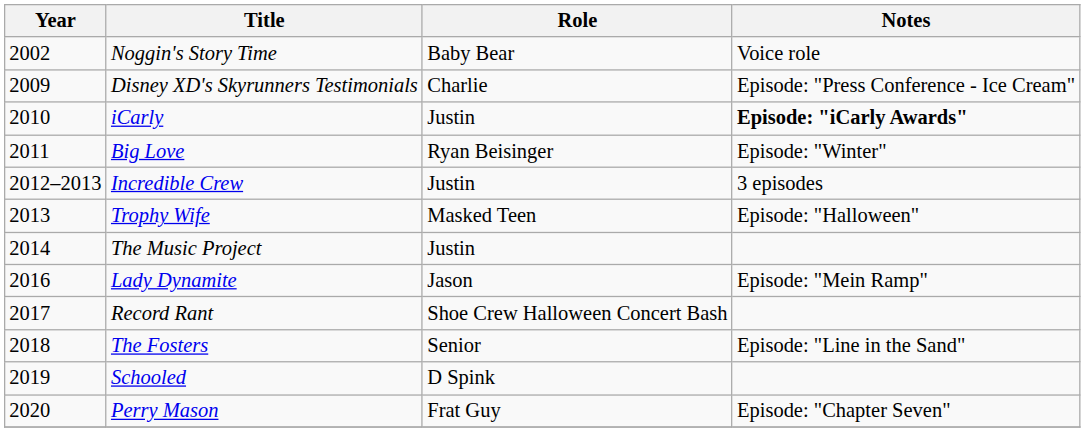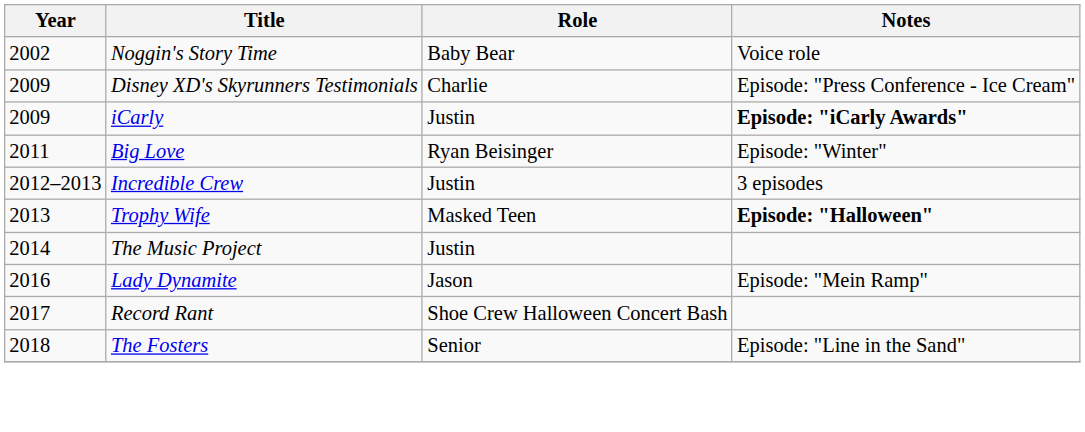(30, 118) 2010 -> (30, 118) 2009
(828, 215) normal -> (835, 215) bold
- row: (148, 378)
- row: (165, 410)
